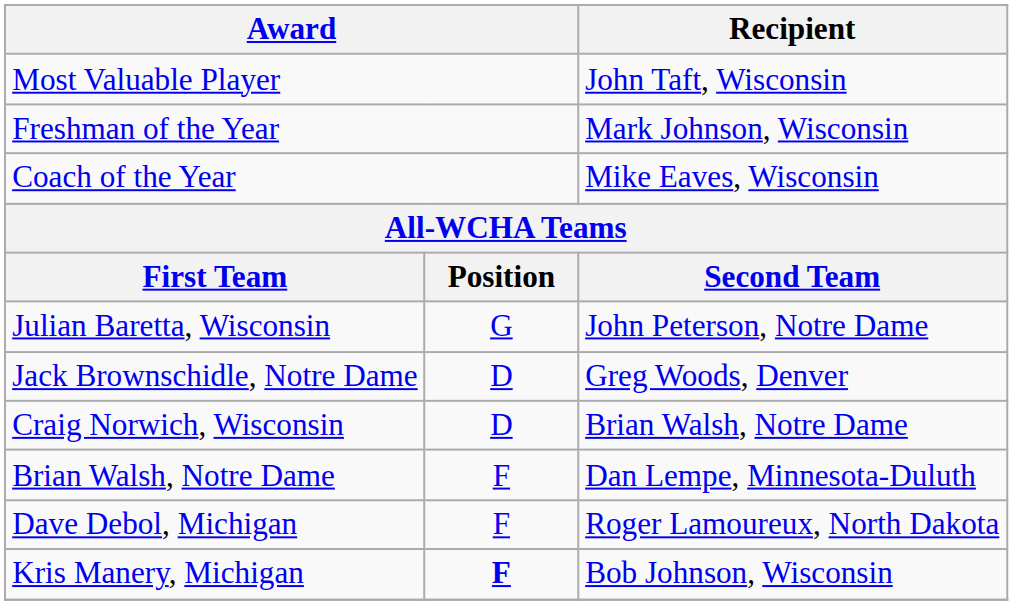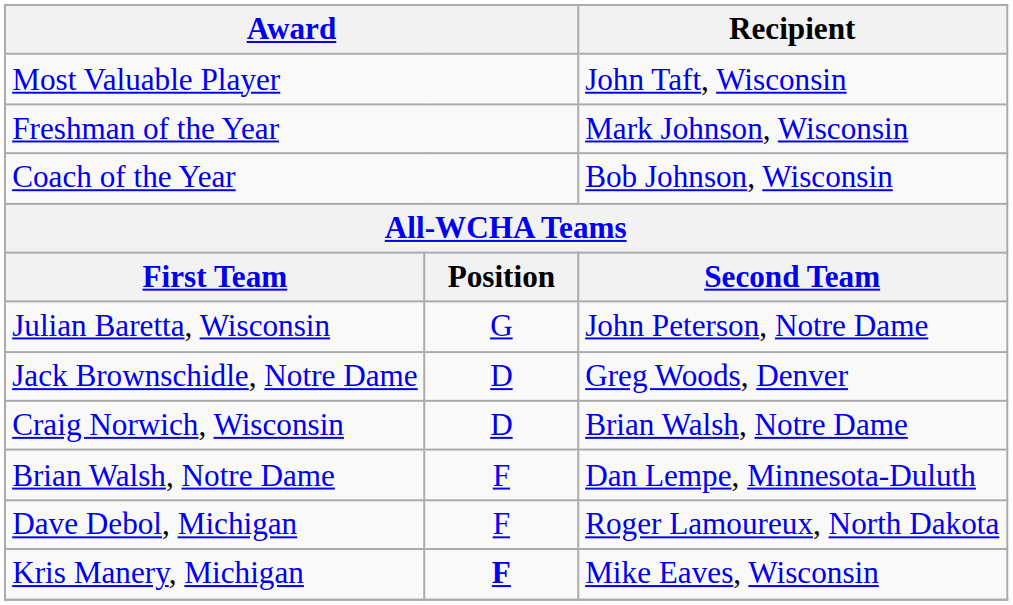(732, 177) Mike Eaves, Wisconsin -> (739, 177) Bob Johnson, Wisconsin
(739, 573) Bob Johnson, Wisconsin -> (732, 573) Mike Eaves, Wisconsin
